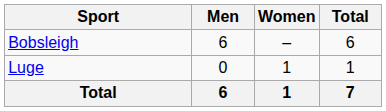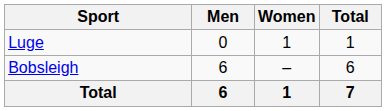rows swapped: (43, 42) <-> (26, 67)
